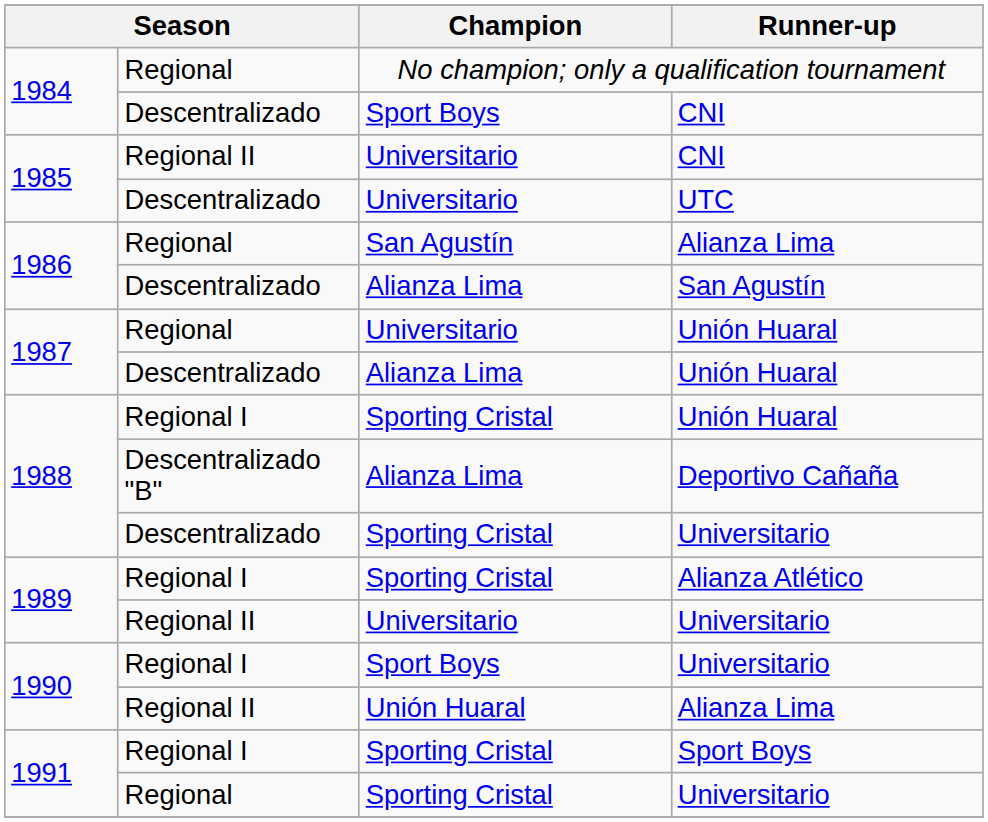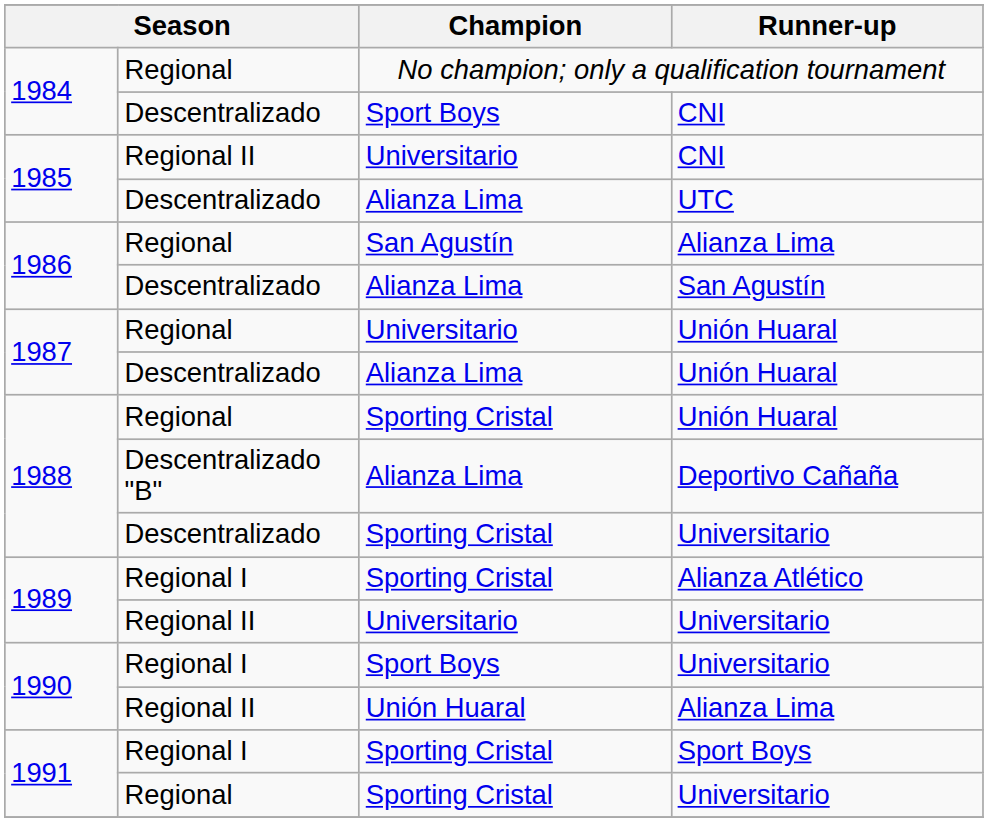(442, 199) Universitario -> (444, 199) Alianza Lima
(186, 416) Regional I -> (179, 416) Regional
